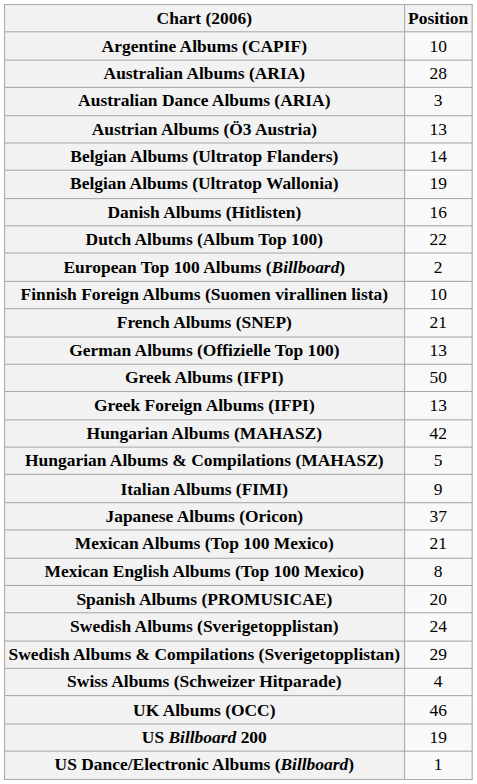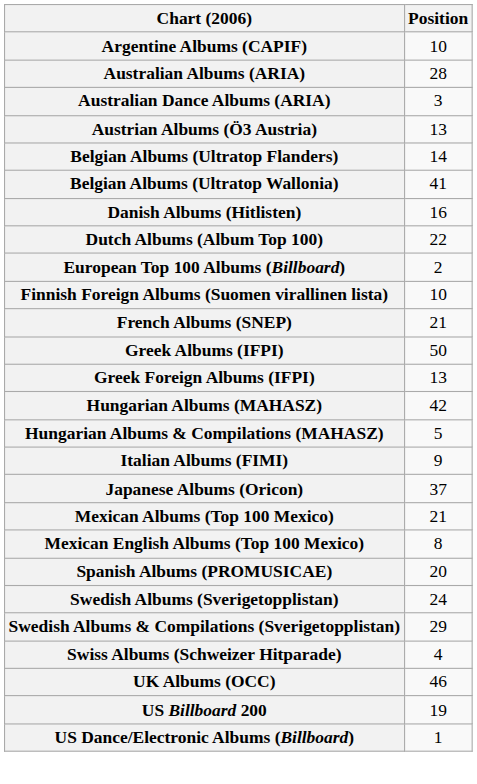(438, 184) 19 -> (438, 184) 41
- row: (204, 350)
